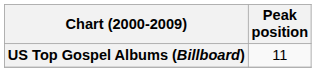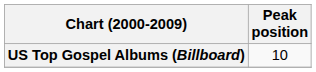(280, 55) 11 -> (280, 55) 10
